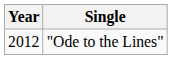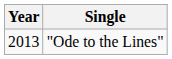(24, 41) 2012 -> (24, 41) 2013
